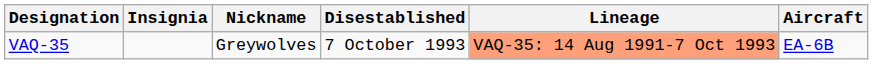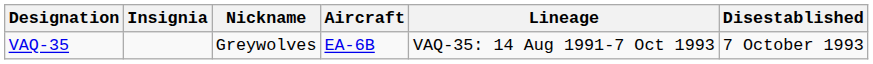columns swapped: (824, 18) <-> (395, 18)
(624, 46) lightsalmon background -> (564, 46) no background
